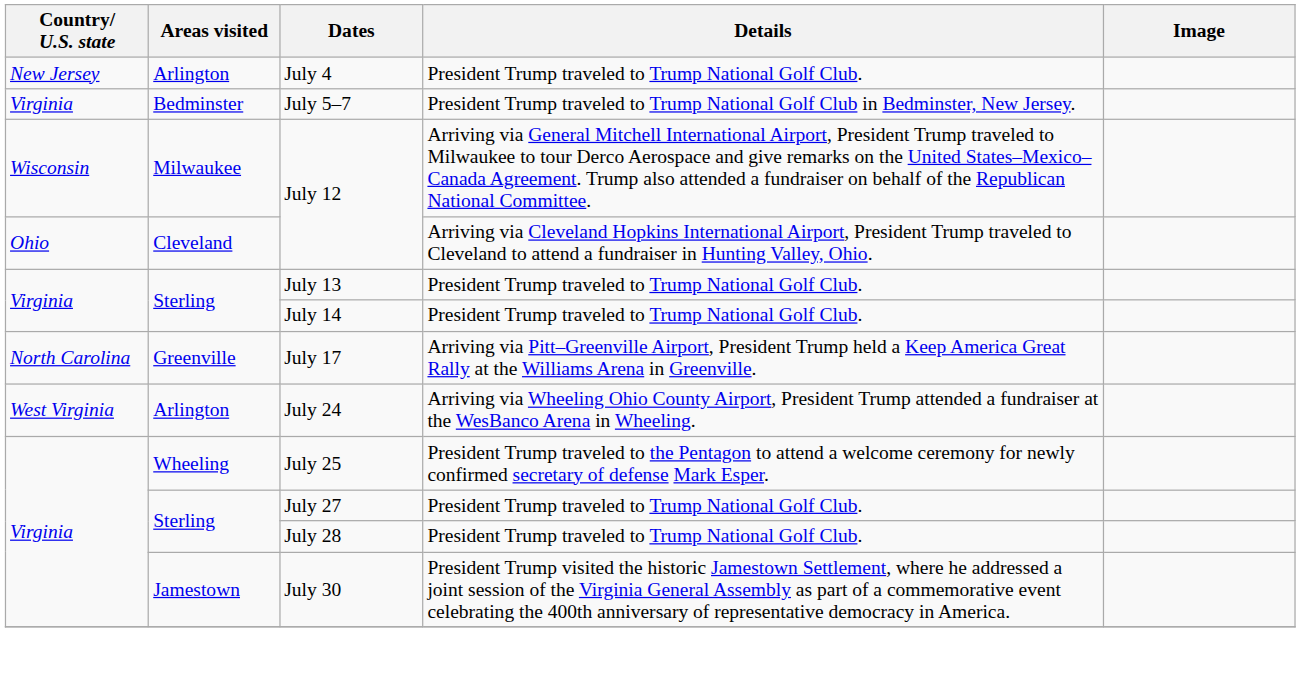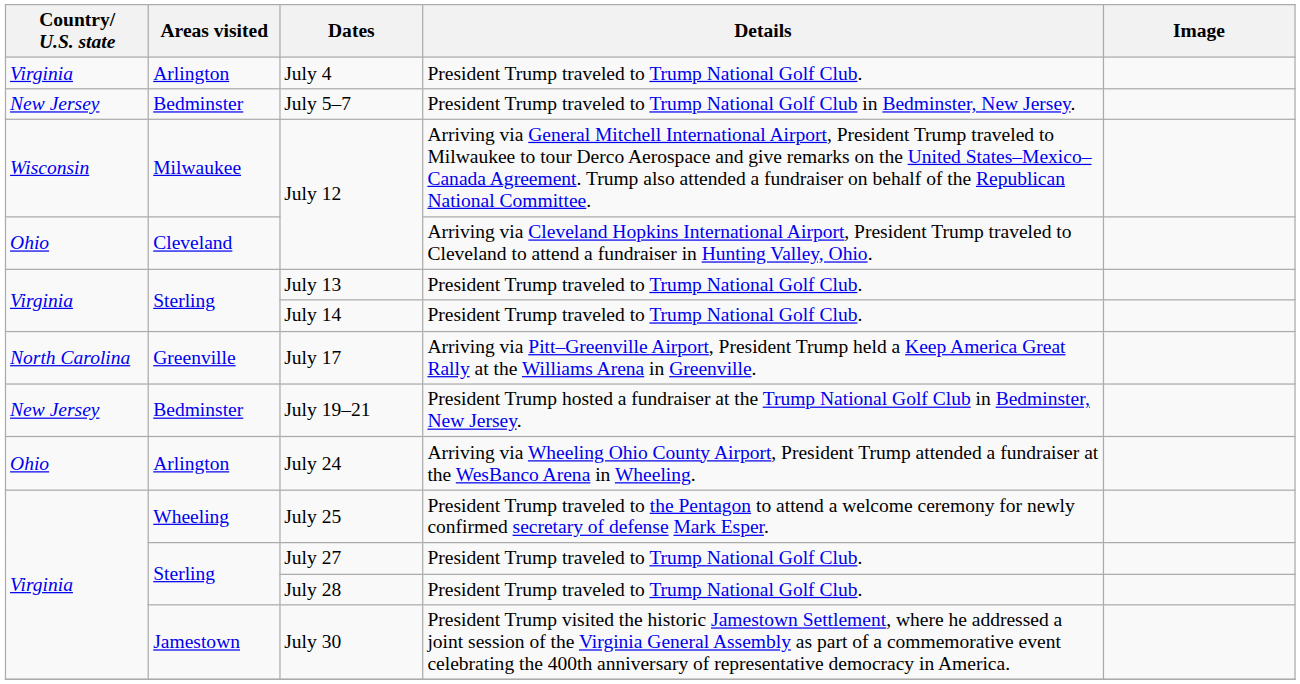(55, 72) New Jersey -> (41, 72) Virginia
(41, 103) Virginia -> (55, 103) New Jersey
+ row: (327, 410)
(62, 410) West Virginia -> (30, 463) Ohio
